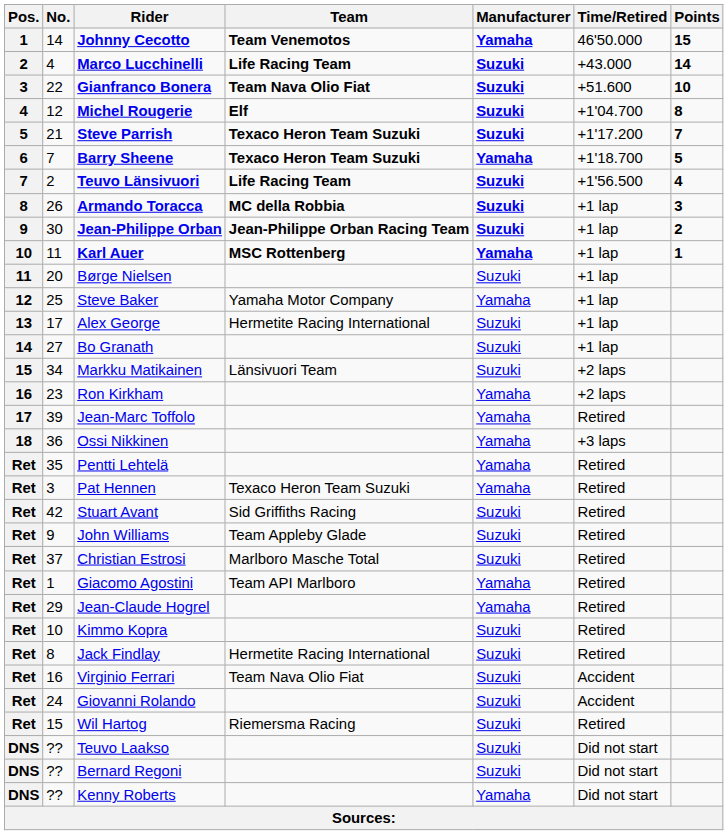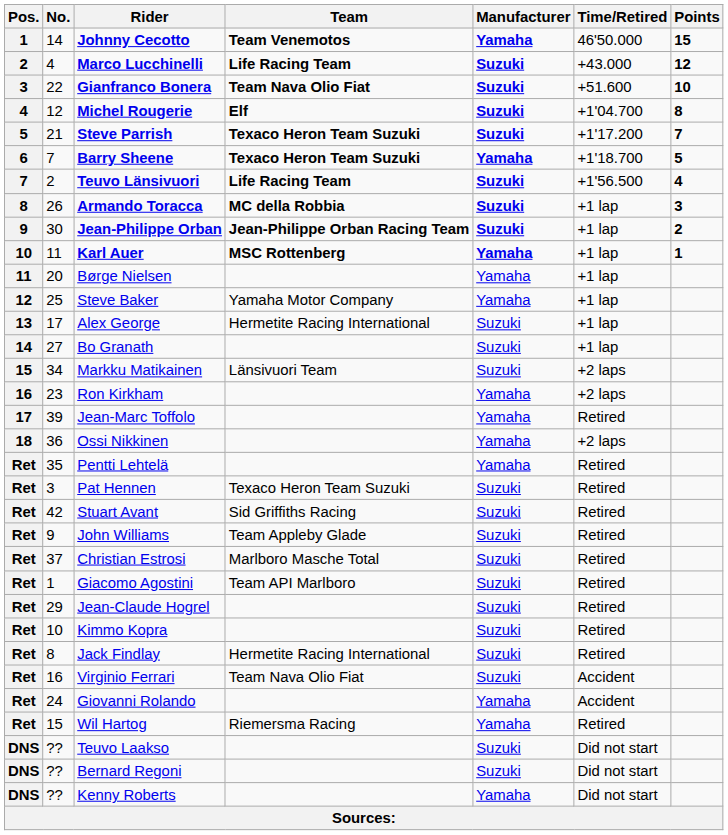(682, 64) 14 -> (682, 64) 12
(499, 276) Suzuki -> (503, 276) Yamaha
(602, 441) +3 laps -> (602, 441) +2 laps
(503, 488) Yamaha -> (499, 488) Suzuki
(503, 582) Yamaha -> (499, 582) Suzuki
(503, 606) Yamaha -> (499, 606) Suzuki
(499, 700) Suzuki -> (503, 700) Yamaha
(499, 724) Suzuki -> (503, 724) Yamaha
